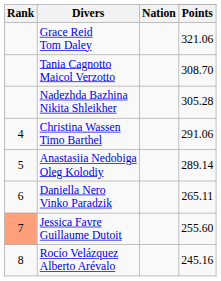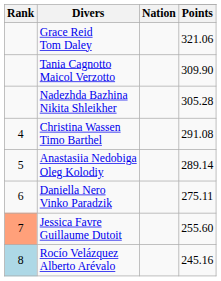(197, 70) 308.70 -> (197, 70) 309.90
(197, 133) 291.06 -> (197, 133) 291.08
(197, 197) 265.11 -> (197, 197) 275.11
(21, 260) no background -> (21, 260) lightblue background
